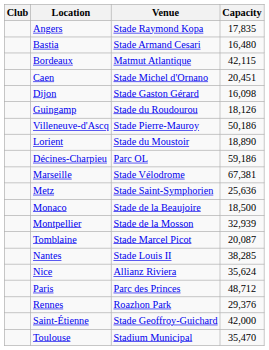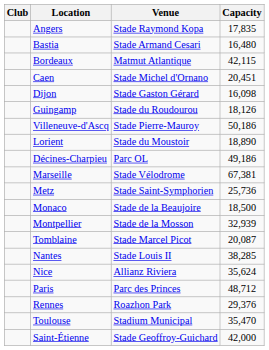(242, 158) 59,186 -> (242, 158) 49,186
(242, 191) 25,636 -> (242, 191) 25,736
rows swapped: (61, 321) <-> (52, 337)
